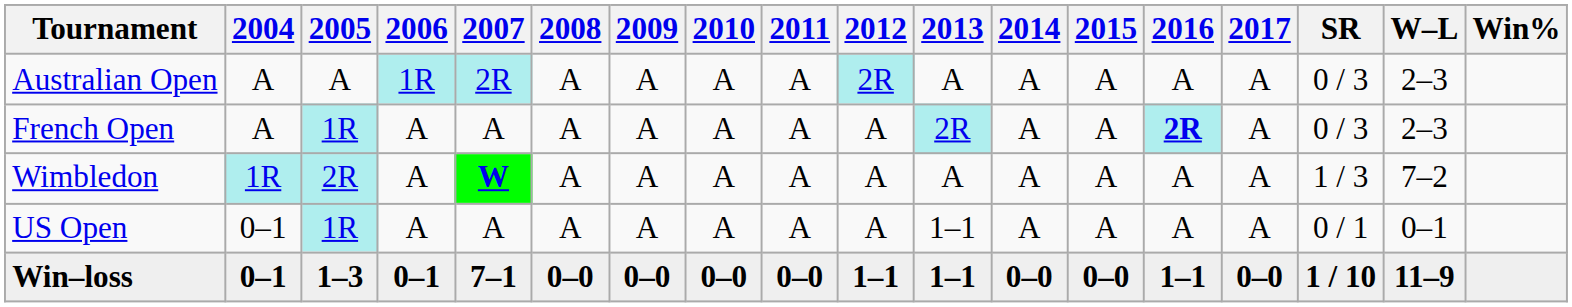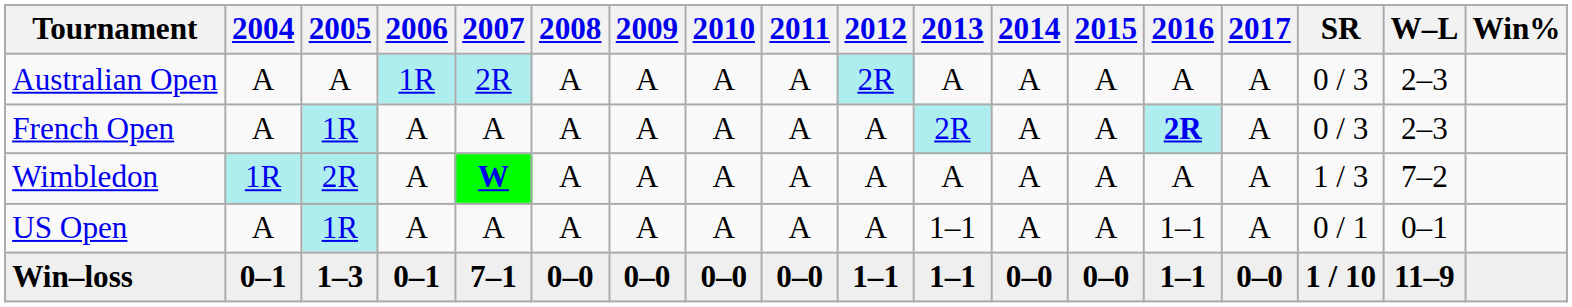(263, 227) 0–1 -> (263, 227) A
(1183, 227) A -> (1183, 227) 1–1
